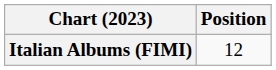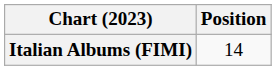(234, 49) 12 -> (234, 49) 14
